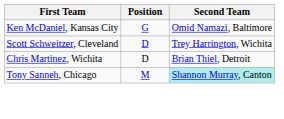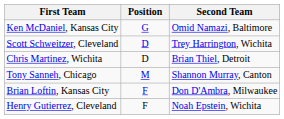(222, 75) paleturquoise background -> (222, 75) no background
+ row: (58, 91)
+ row: (62, 106)
